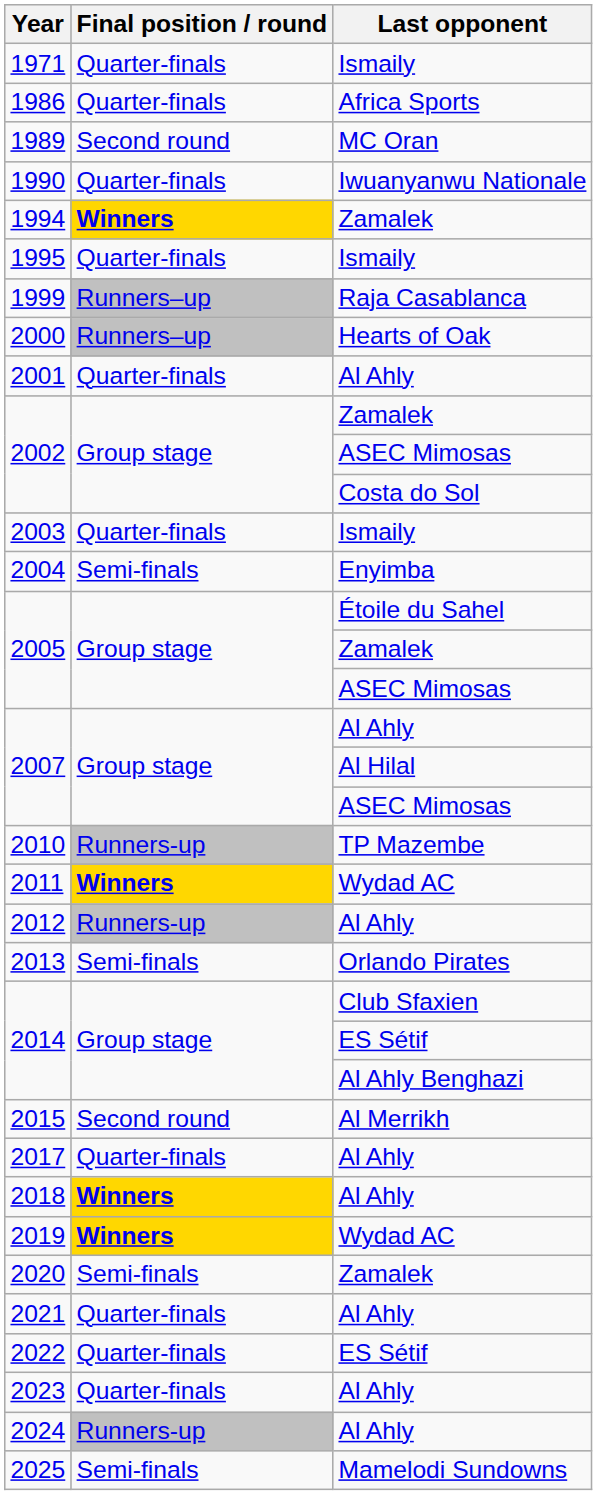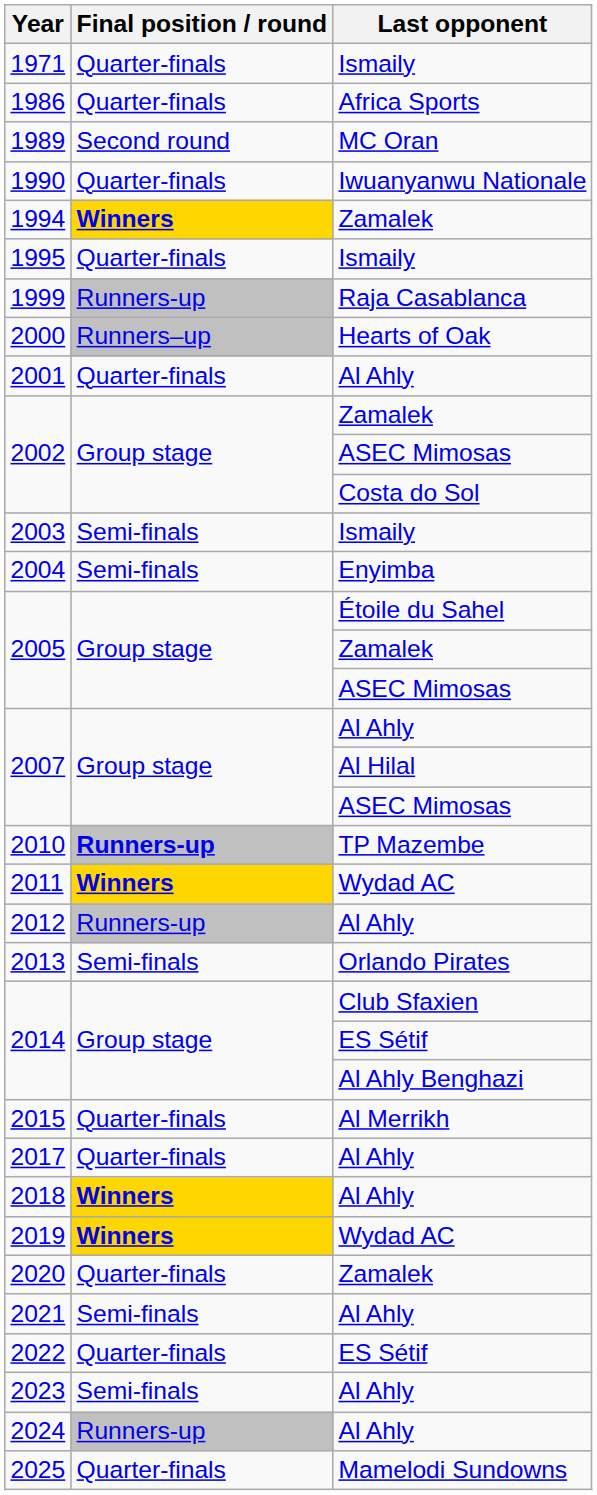(144, 297) Runners–up -> (141, 297) Runners-up
(151, 532) Quarter-finals -> (138, 532) Semi-finals
(141, 844) normal -> (146, 844) bold
(153, 1118) Second round -> (151, 1118) Quarter-finals
(138, 1274) Semi-finals -> (151, 1274) Quarter-finals
(151, 1313) Quarter-finals -> (138, 1313) Semi-finals
(151, 1391) Quarter-finals -> (138, 1391) Semi-finals
(138, 1469) Semi-finals -> (151, 1469) Quarter-finals
